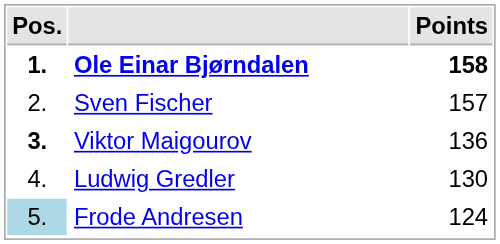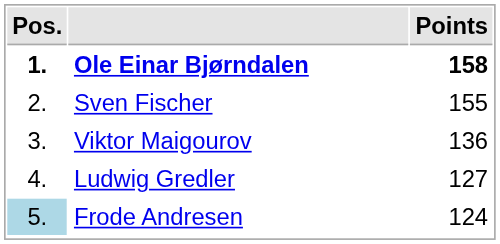(468, 103) 157 -> (468, 103) 155
(37, 141) bold -> (37, 141) normal
(468, 179) 130 -> (468, 179) 127
